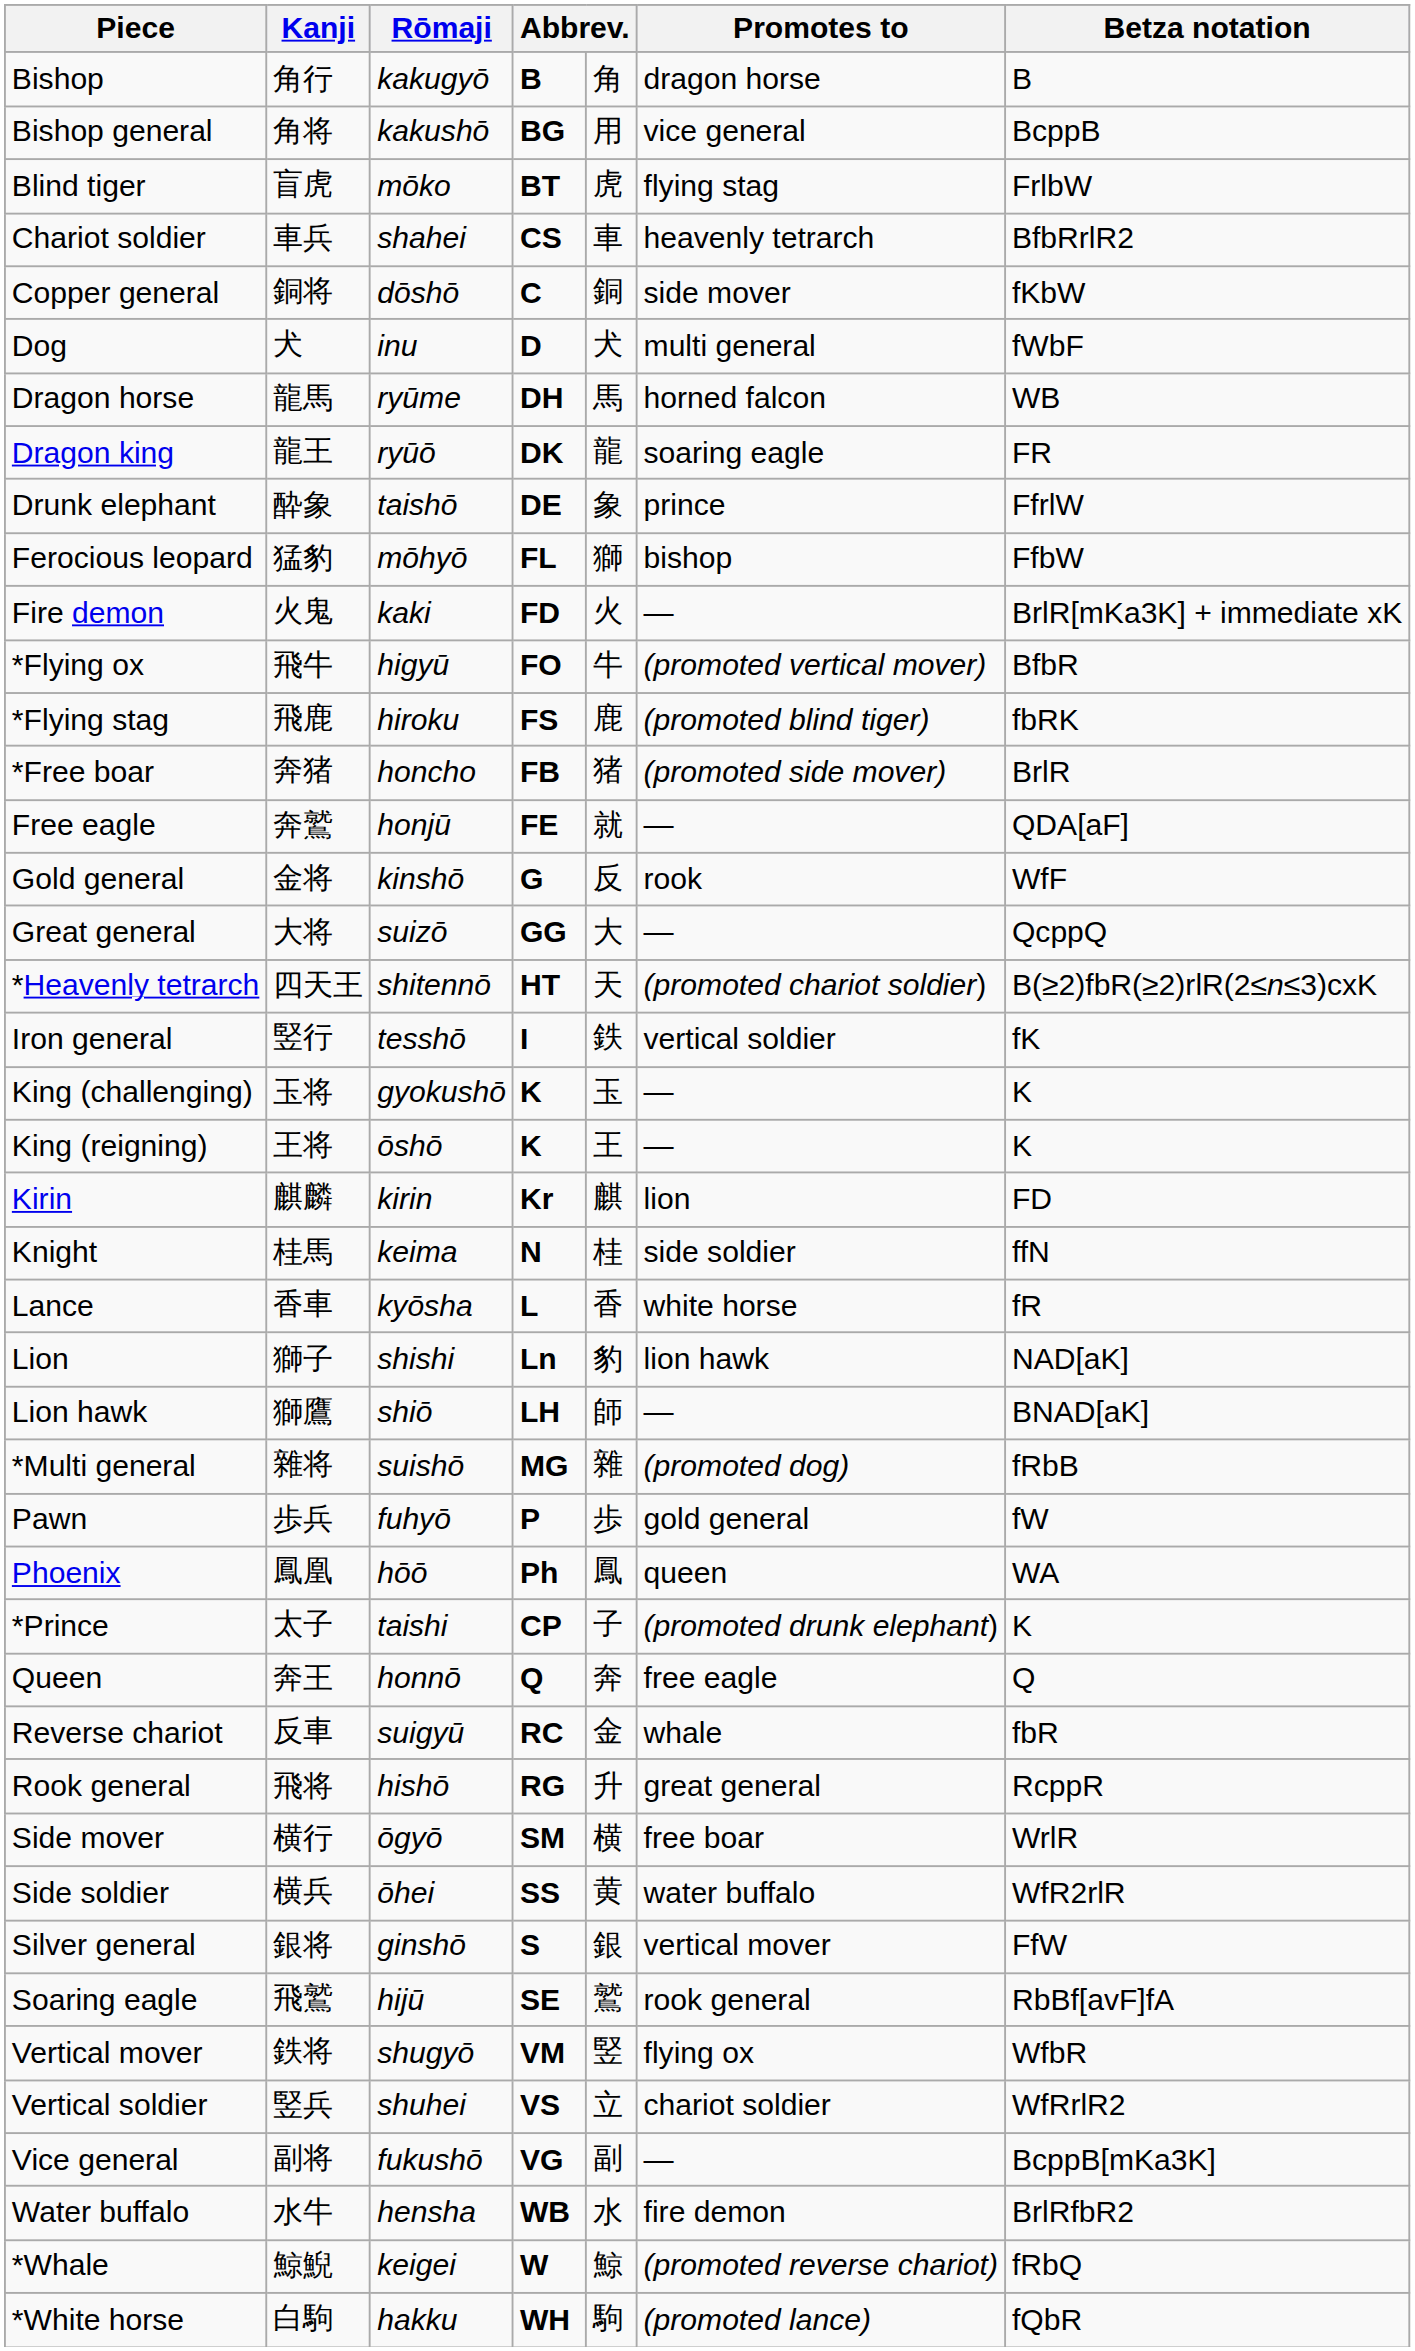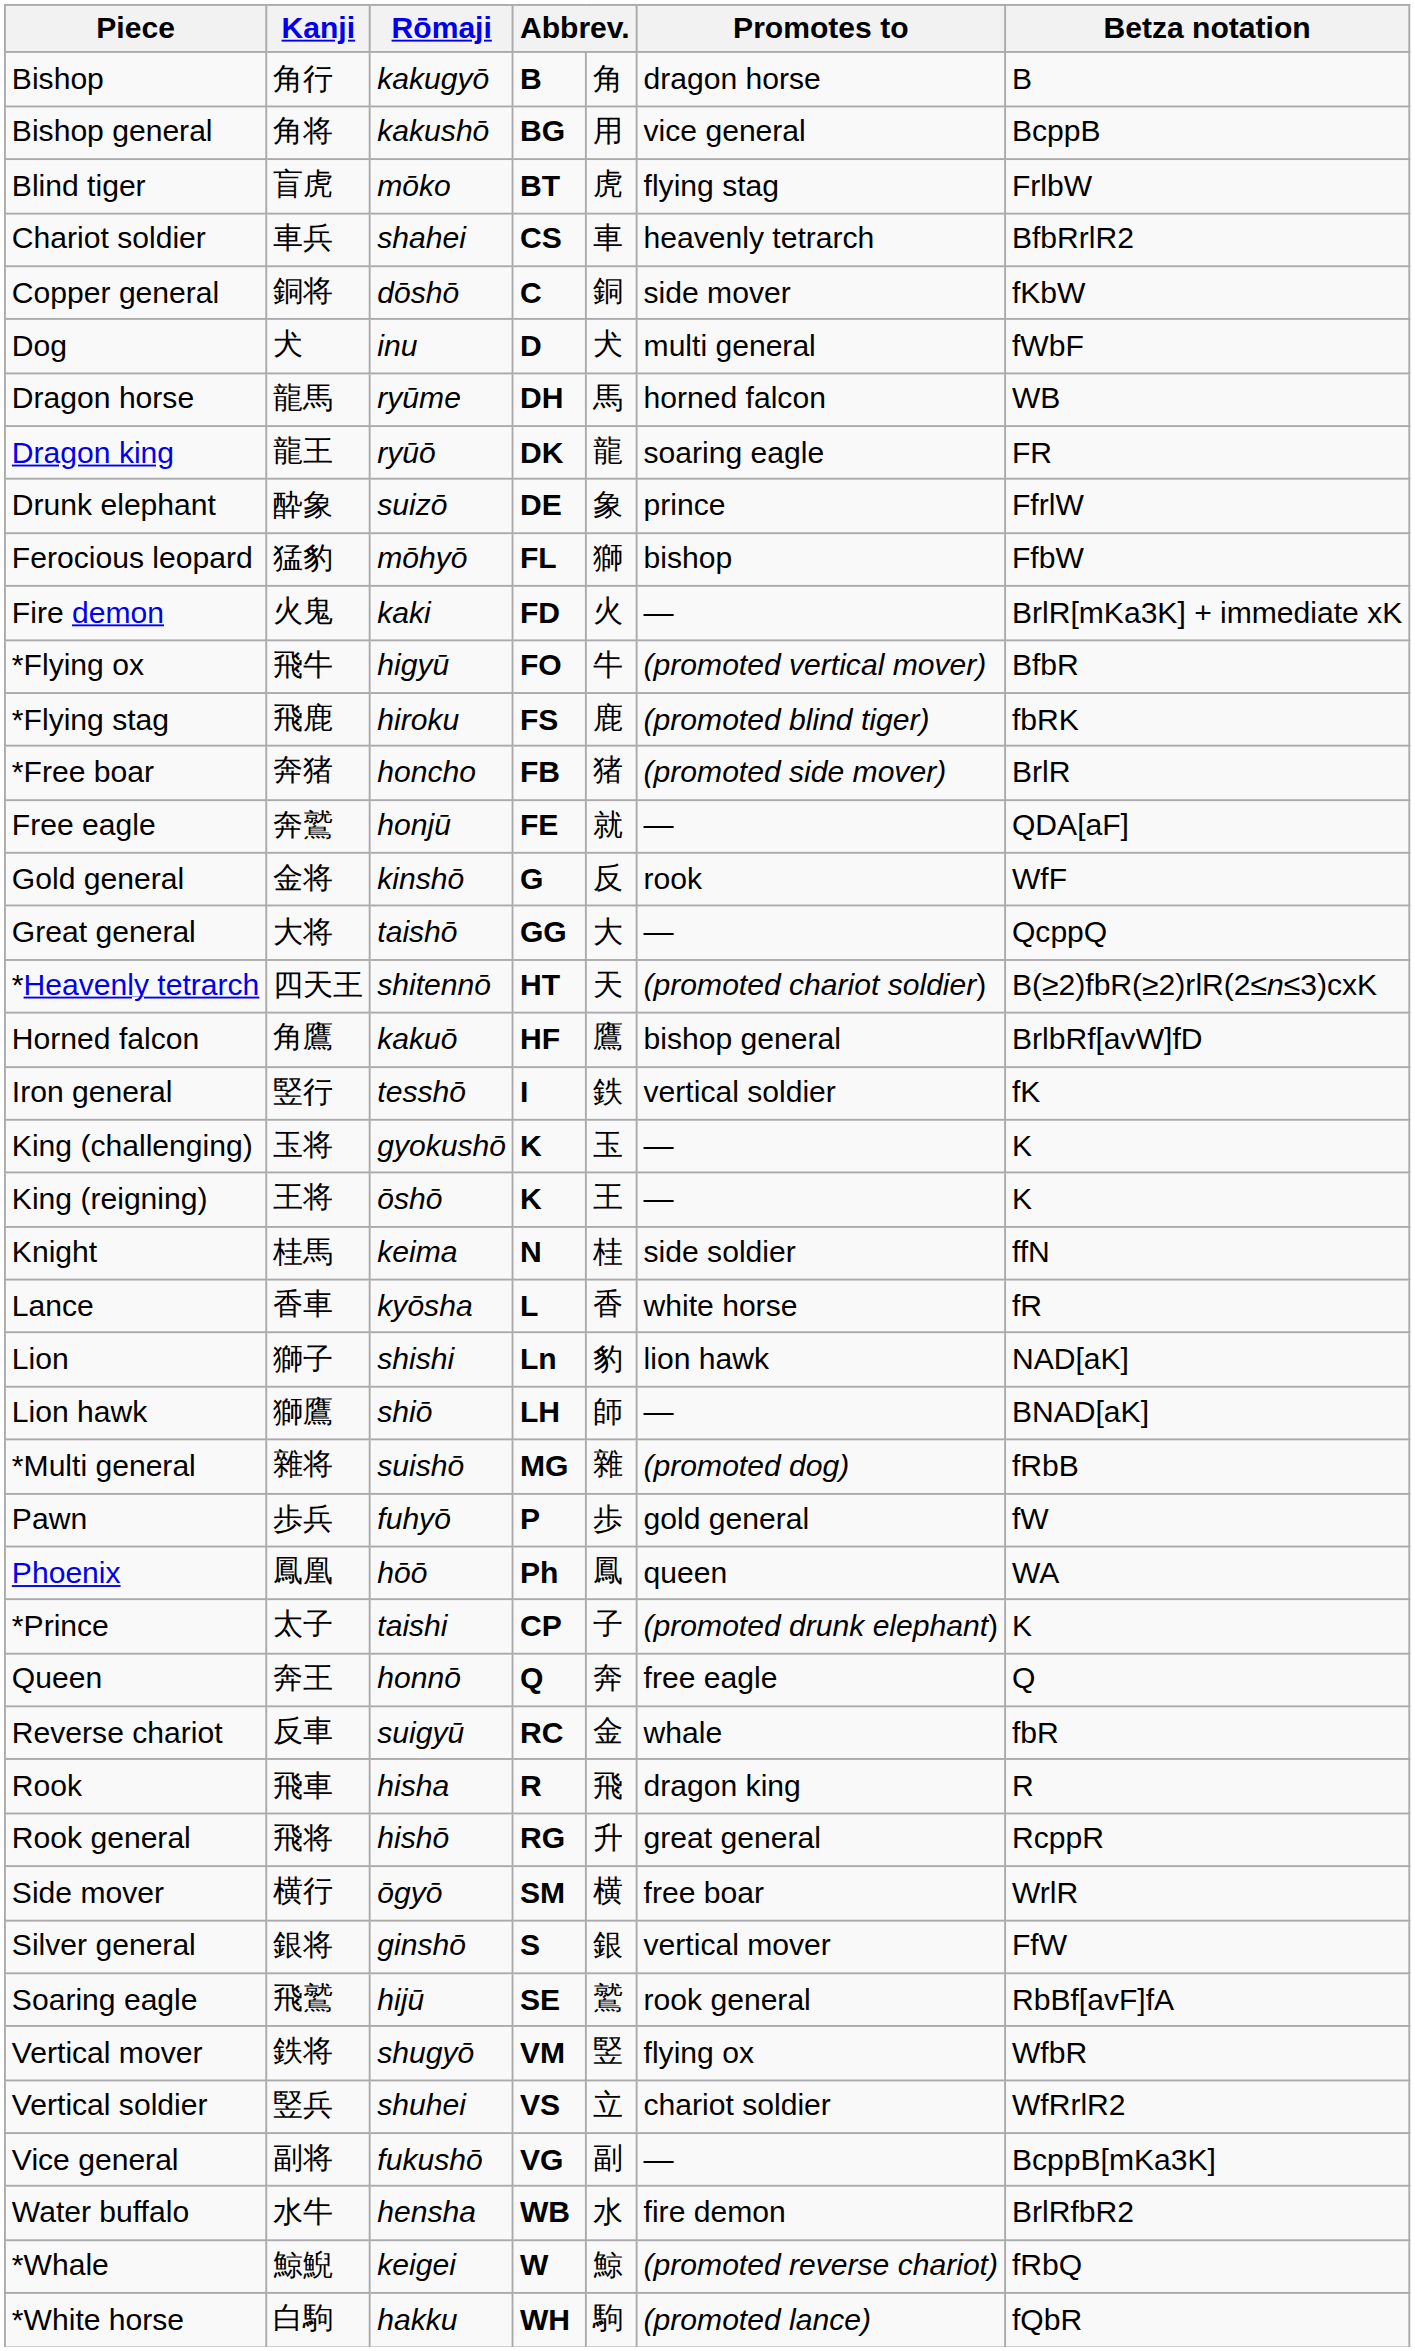(417, 505) taishō -> (412, 505) suizō
(412, 932) suizō -> (417, 932) taishō
+ row: (106, 1039)
- row: (42, 1199)
+ row: (47, 1785)
- row: (90, 1892)
